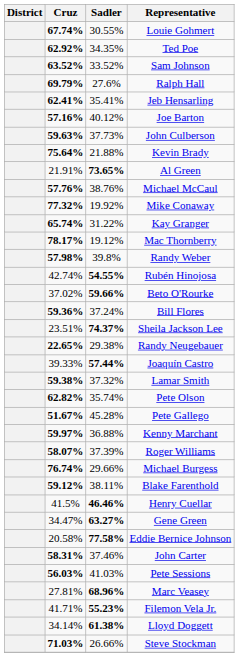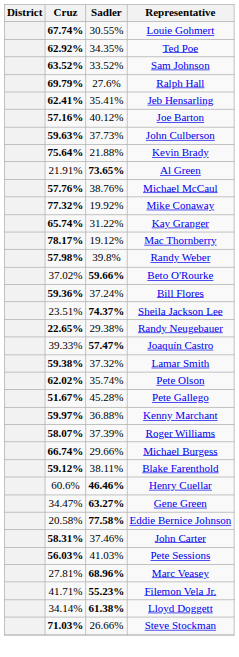- row: (180, 275)
(106, 363) 57.44% -> (106, 345) 57.47%
(65, 398) 62.82% -> (65, 380) 62.02%
(65, 468) 76.74% -> (65, 450) 66.74%
(65, 503) 41.5% -> (65, 485) 60.6%
